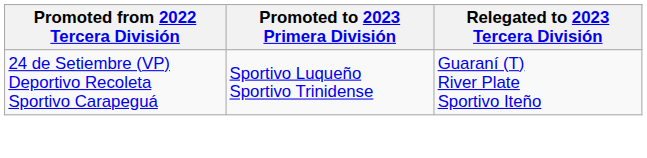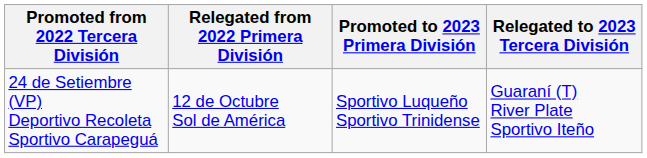+ column: (250, 36)
